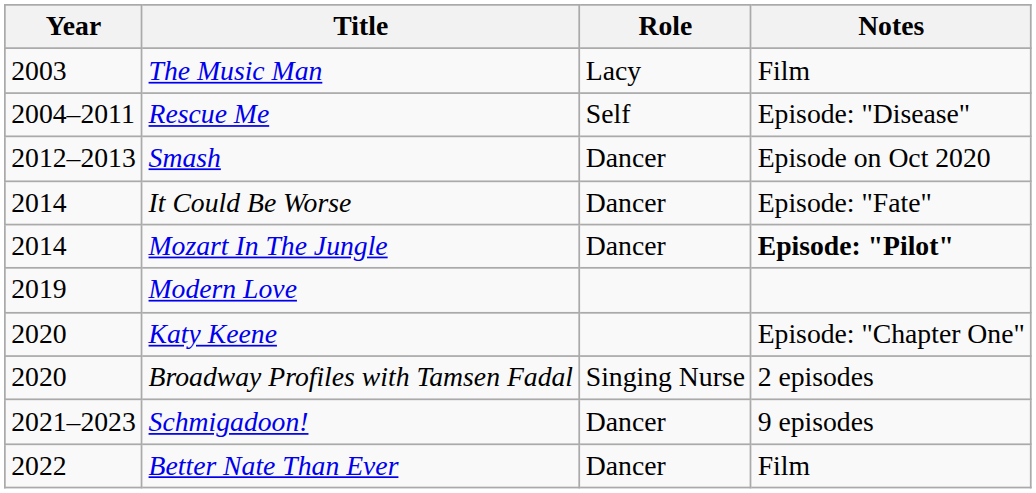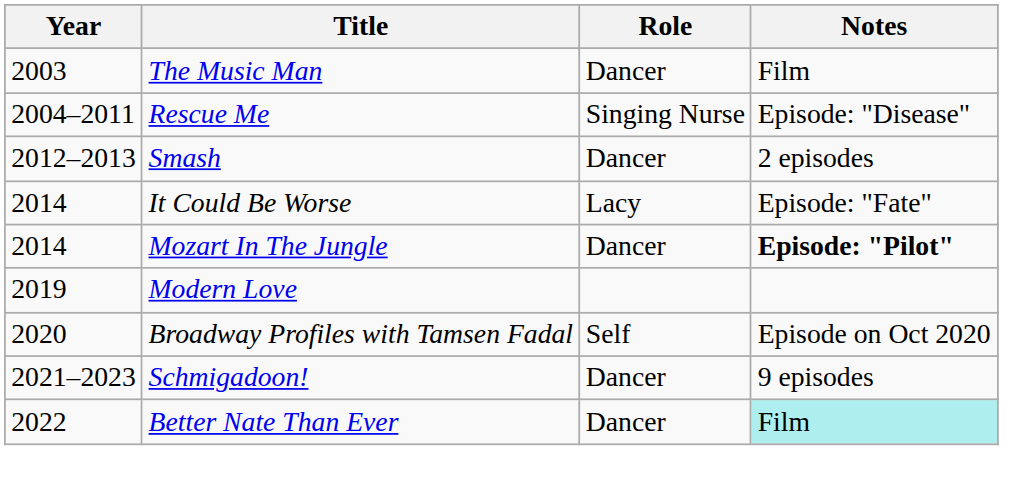(613, 70) Lacy -> (626, 70) Dancer
(608, 114) Self -> (665, 114) Singing Nurse
(874, 158) Episode on Oct 2020 -> (816, 158) 2 episodes
(626, 202) Dancer -> (613, 202) Lacy
- row: (213, 333)
(665, 377) Singing Nurse -> (608, 333) Self
(816, 377) 2 episodes -> (874, 333) Episode on Oct 2020
(784, 465) no background -> (784, 421) paleturquoise background
